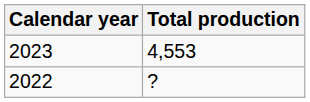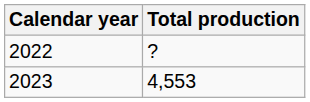rows swapped: (31, 81) <-> (31, 50)
